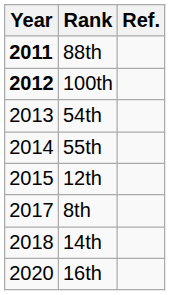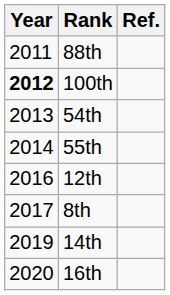(31, 52) bold -> (31, 52) normal
(31, 178) 2015 -> (31, 178) 2016
(31, 242) 2018 -> (31, 242) 2019
